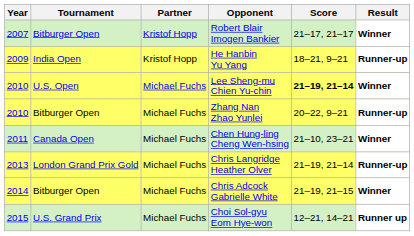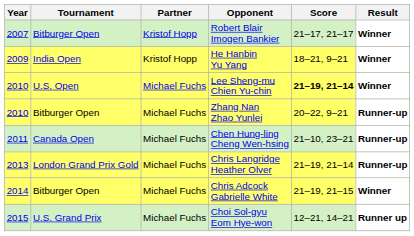(383, 60) Runner-up -> (375, 60) Winner
(375, 139) Winner -> (383, 139) Runner-up
